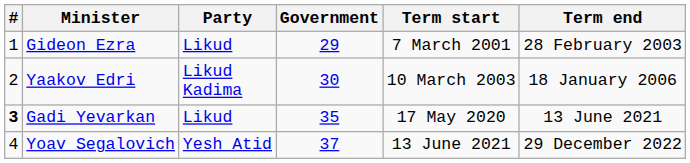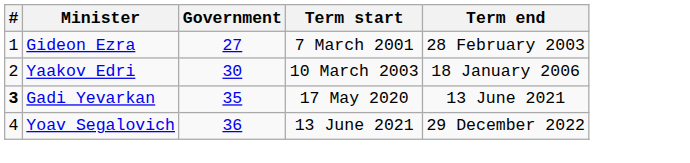- column: (227, 18)
(329, 45) 29 -> (232, 45) 27
(329, 145) 37 -> (232, 126) 36
